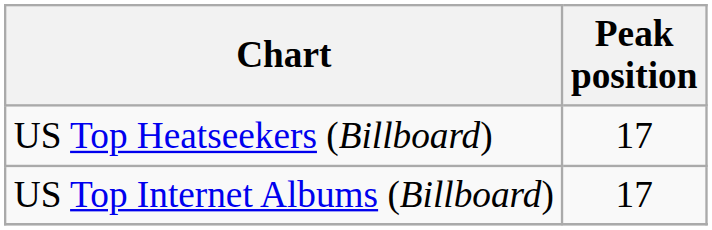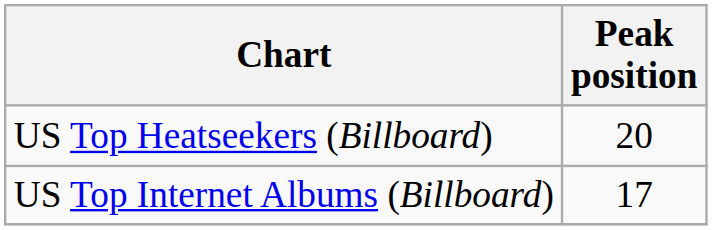(634, 135) 17 -> (634, 135) 20
